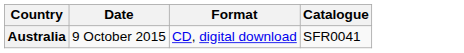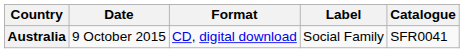+ column: (343, 15)
